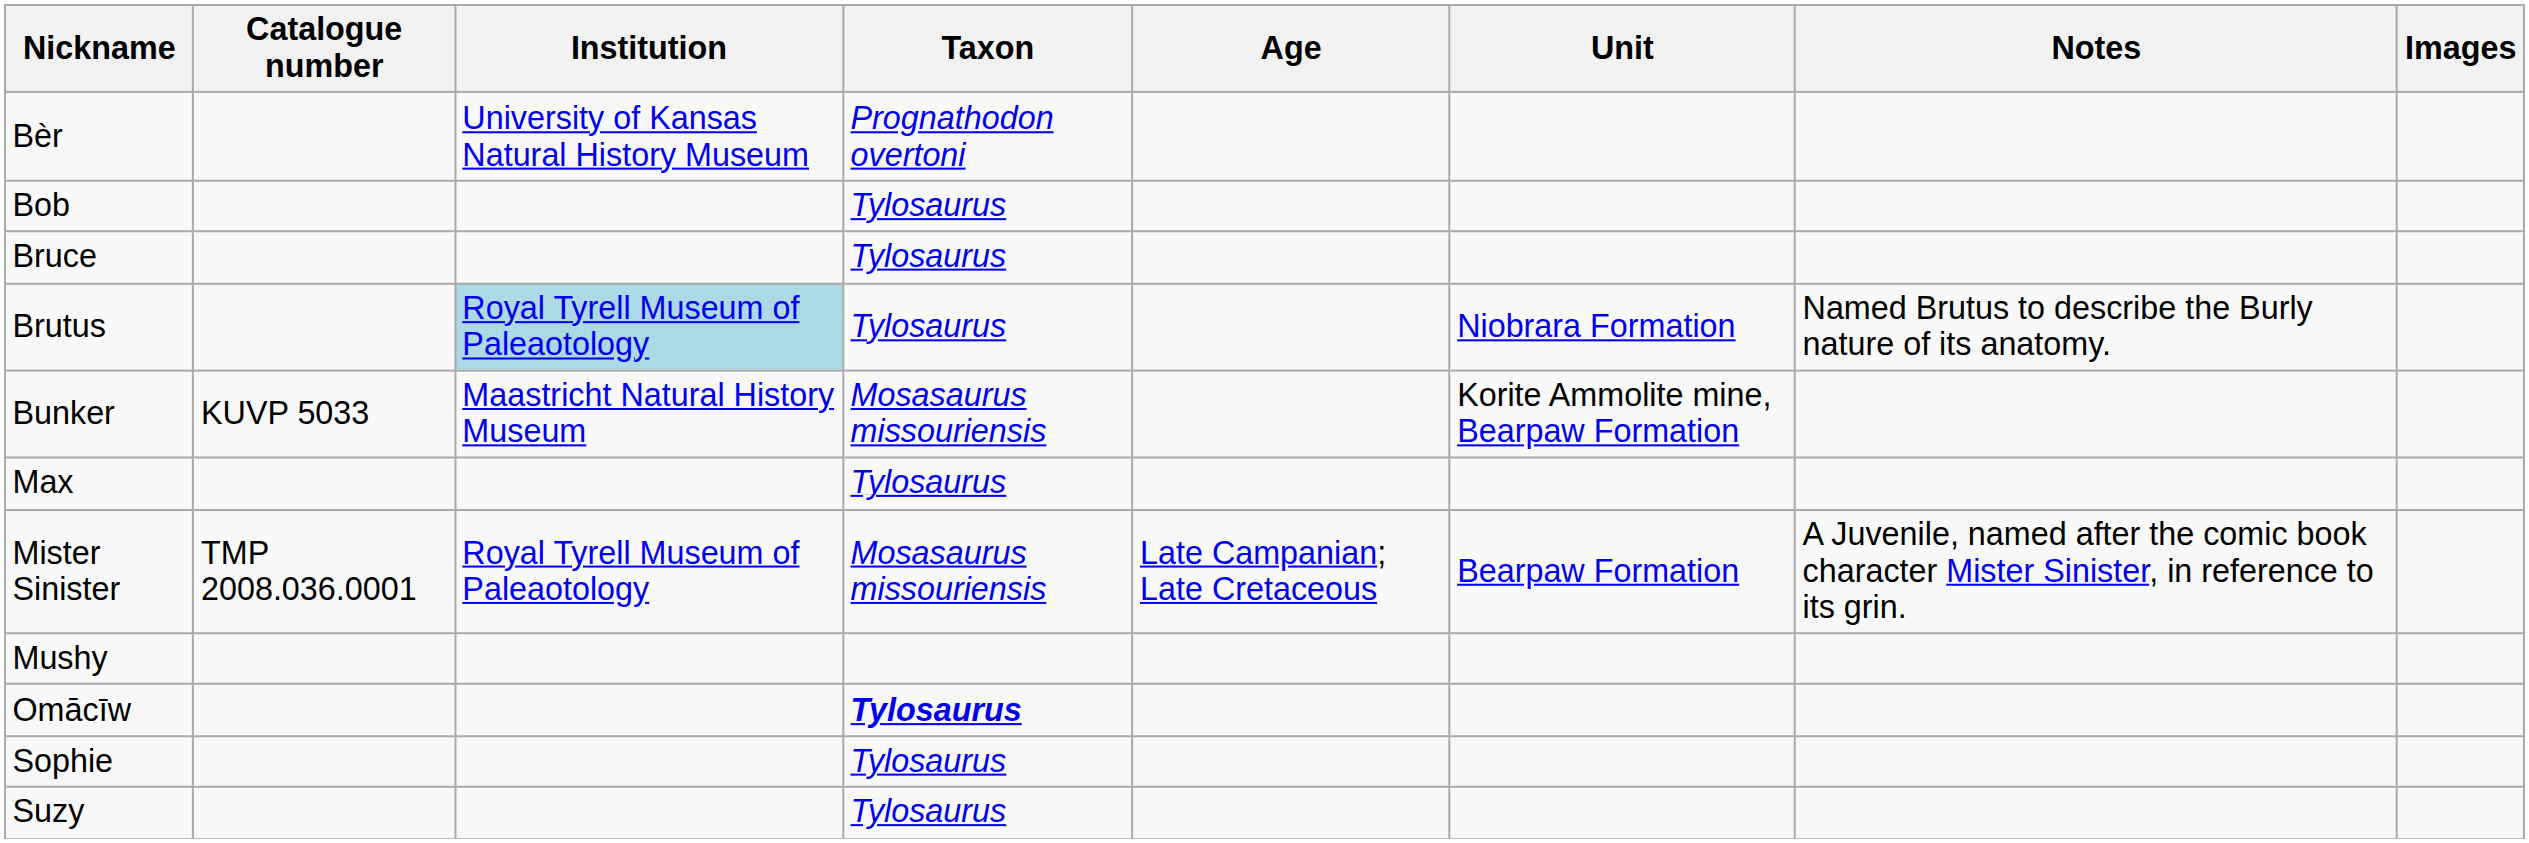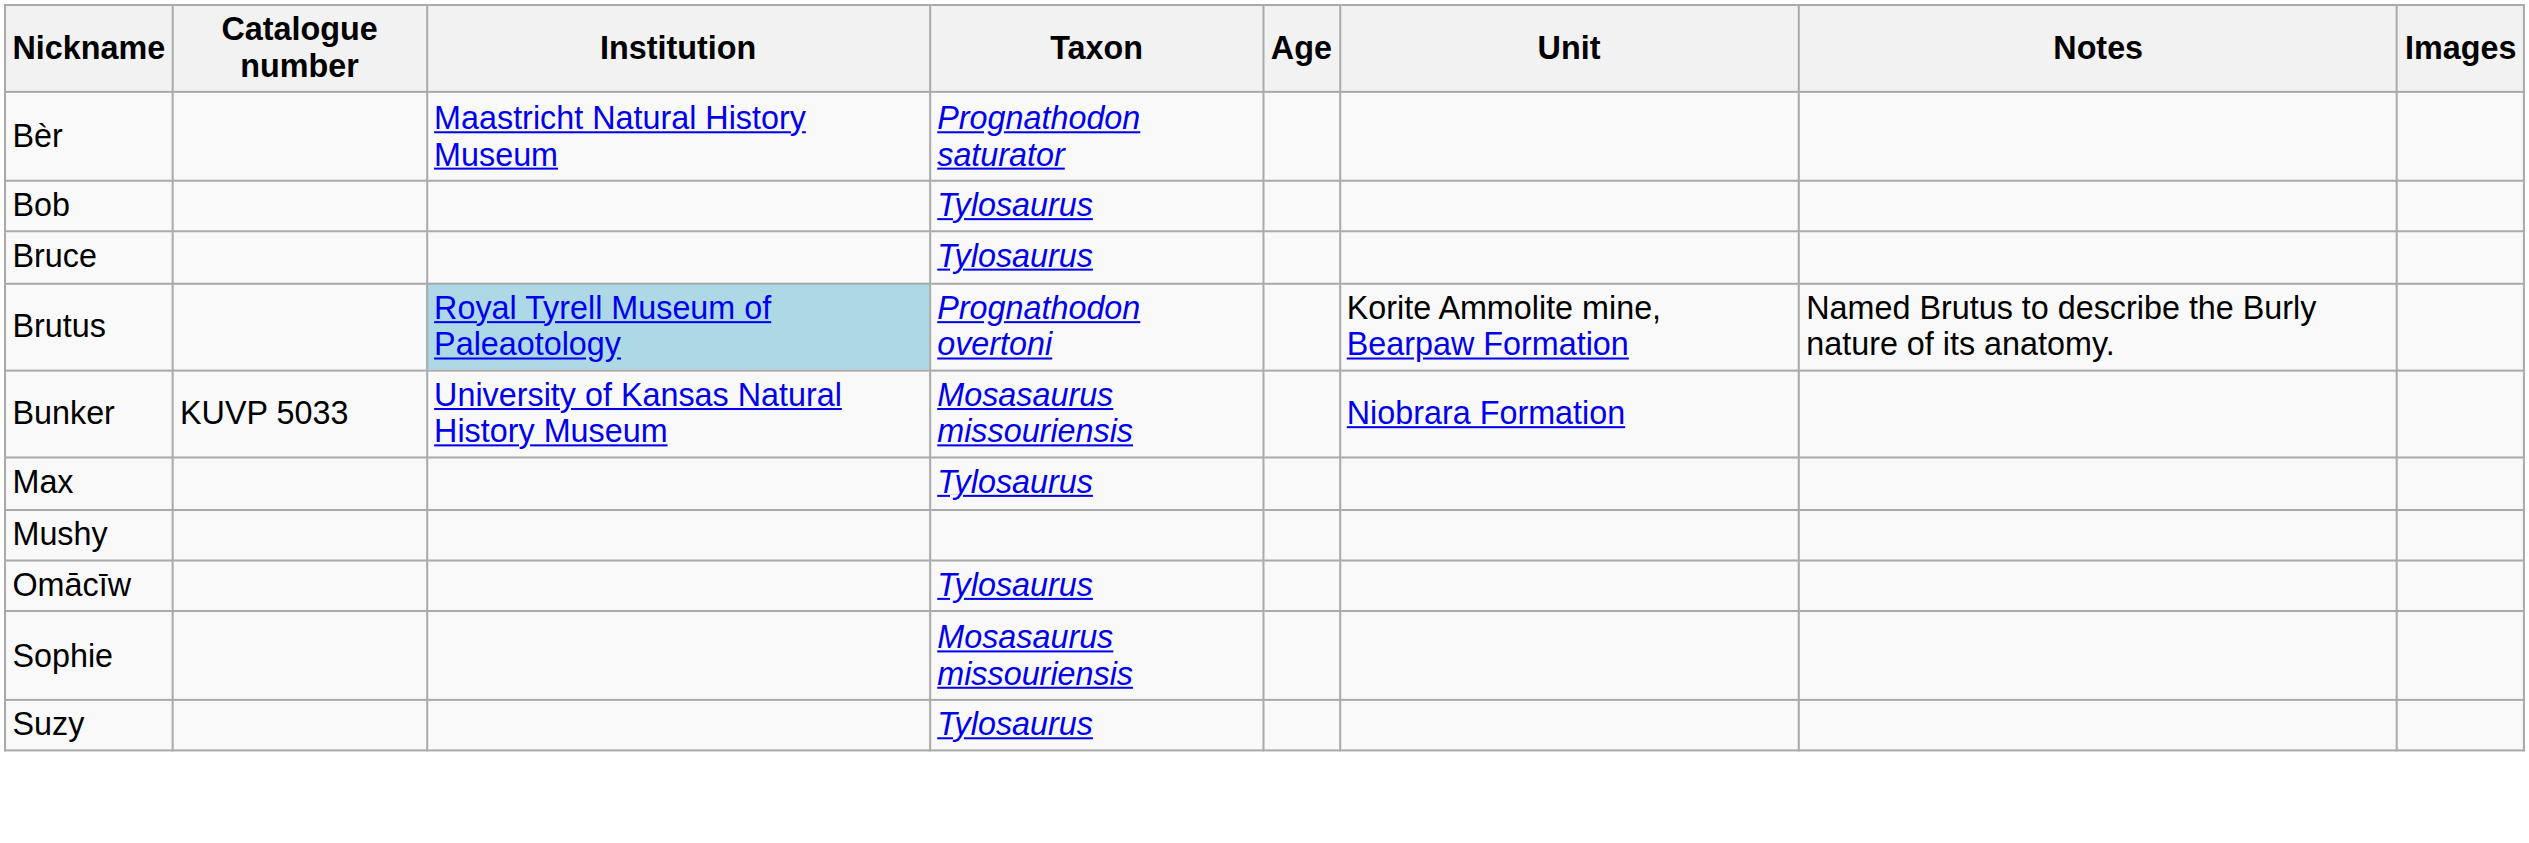(636, 135) University of Kansas Natural History Museum -> (620, 135) Maastricht Natural History Museum
(952, 135) Prognathodon overtoni -> (1039, 135) Prognathodon saturator
(928, 326) Tylosaurus -> (1039, 326) Prognathodon overtoni
(1596, 326) Niobrara Formation -> (1504, 326) Korite Ammolite mine, Bearpaw Formation
(648, 413) Maastricht Natural History Museum -> (638, 413) University of Kansas Natural History Museum
(1614, 413) Korite Ammolite mine, Bearpaw Formation -> (1486, 413) Niobrara Formation
- row: (66, 570)
(936, 709) bold -> (1015, 585) normal
(928, 760) Tylosaurus -> (1035, 655) Mosasaurus missouriensis
